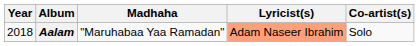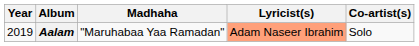(20, 32) 2018 -> (20, 32) 2019
